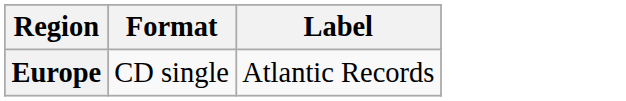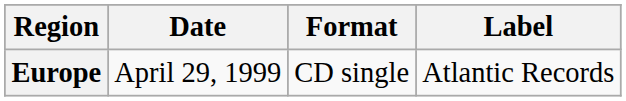+ column: (198, 27)
